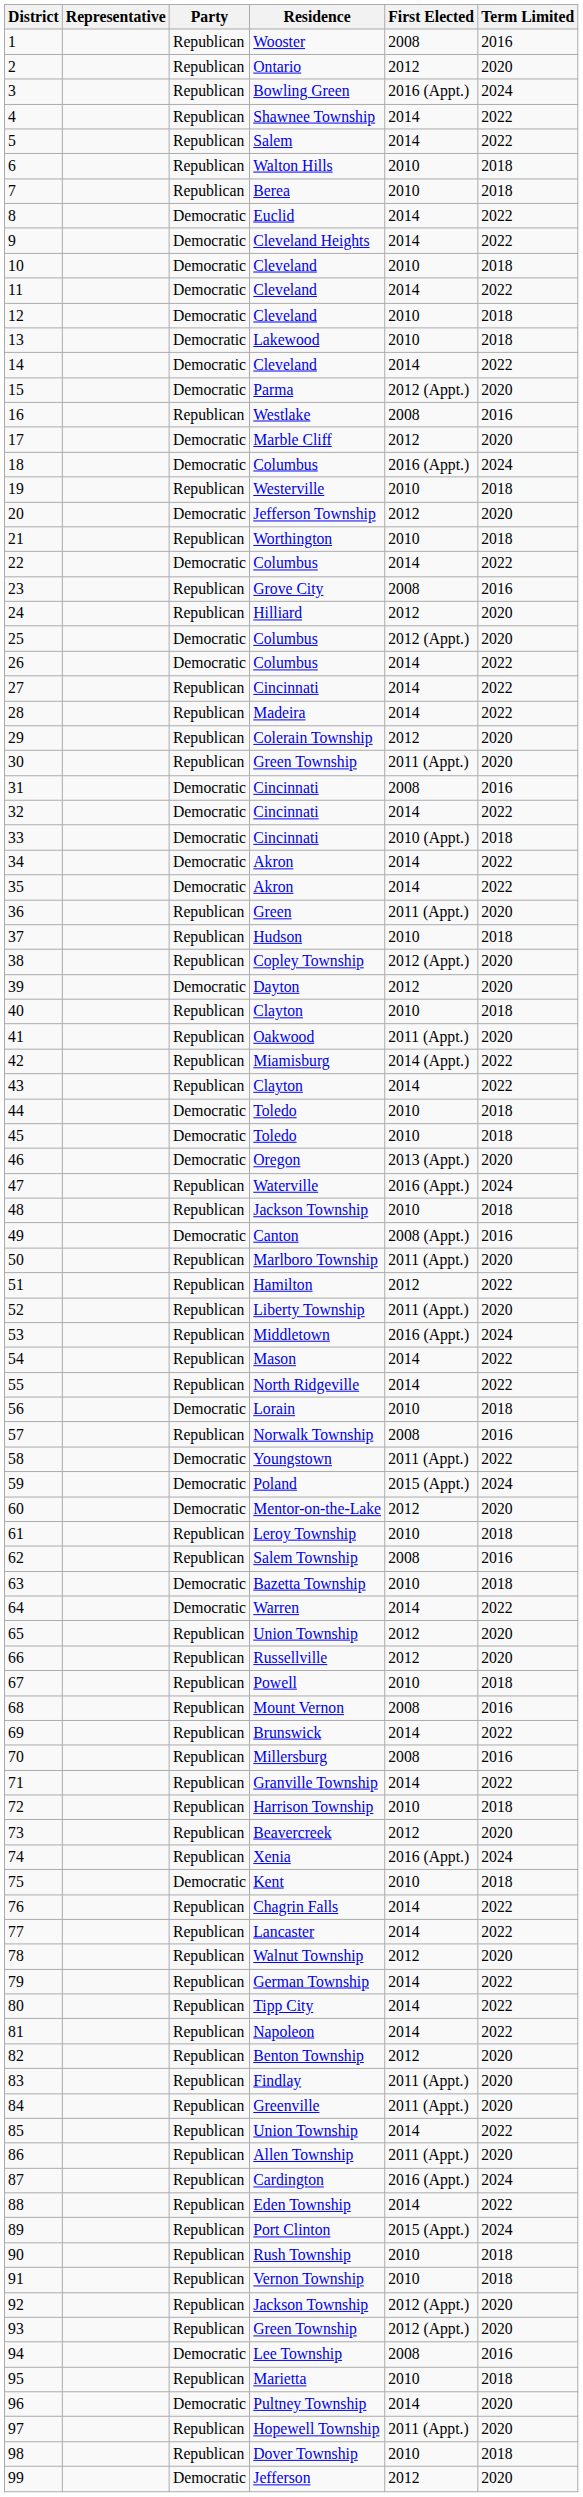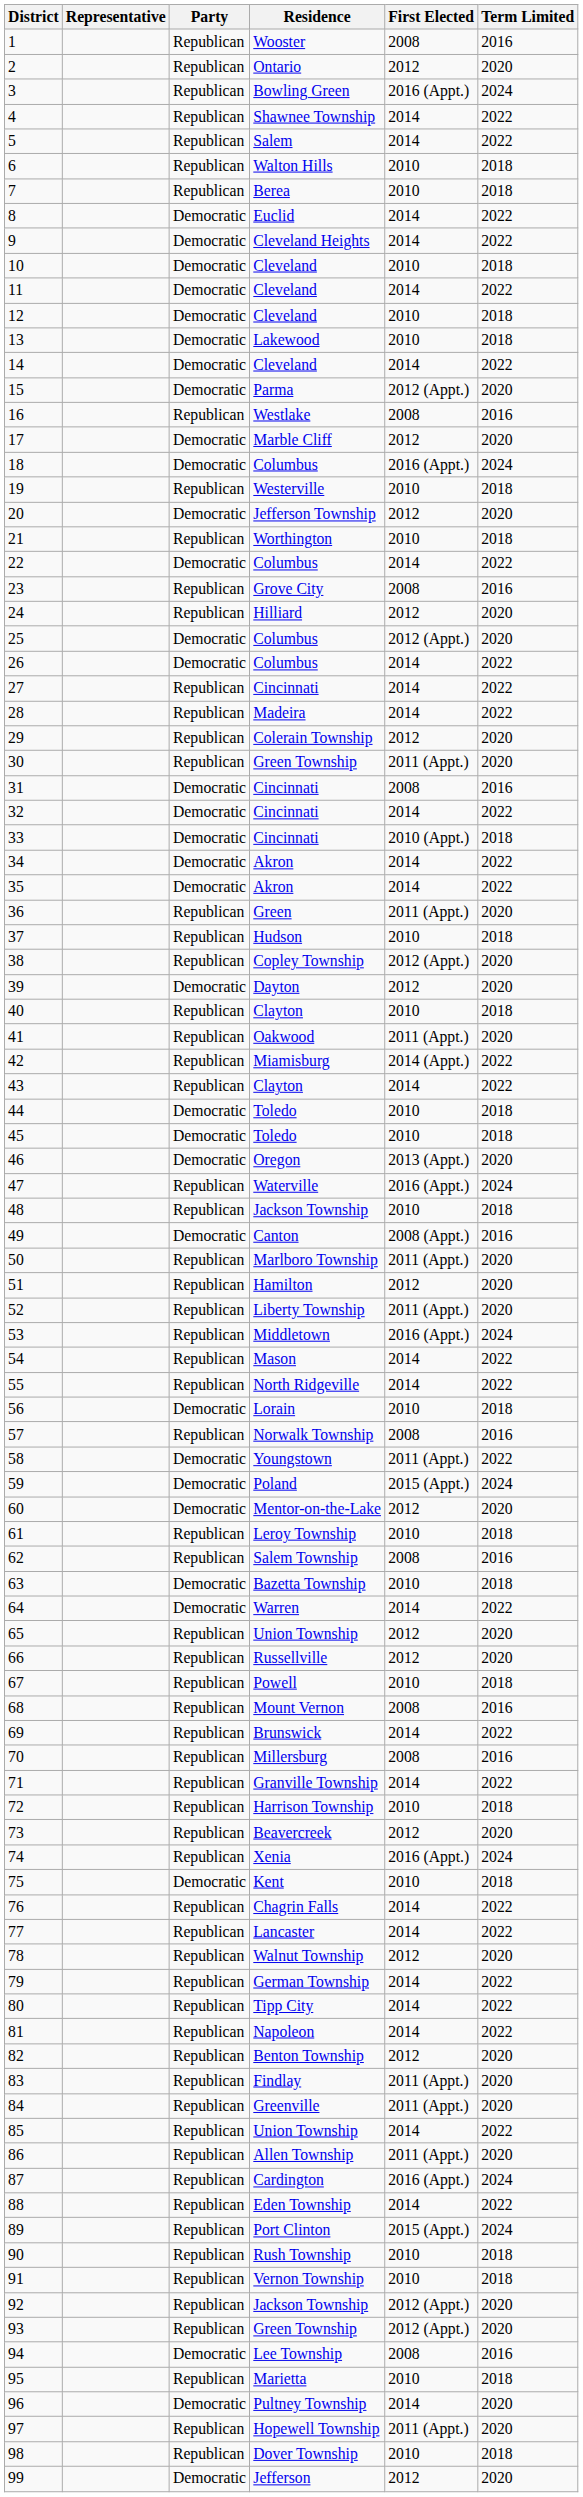(497, 1285) 2022 -> (497, 1285) 2020
